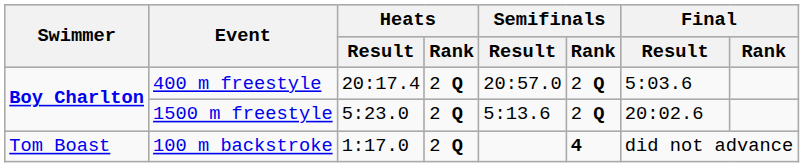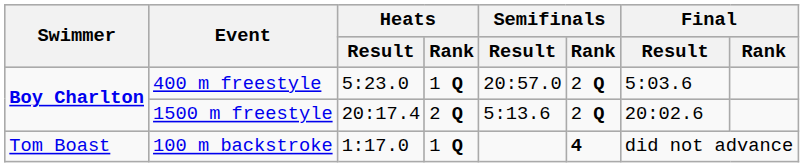(381, 83) 20:17.4 -> (375, 83) 5:23.0
(446, 83) 2 Q -> (446, 83) 1 Q
(375, 115) 5:23.0 -> (381, 115) 20:17.4
(446, 146) 2 Q -> (446, 146) 1 Q
